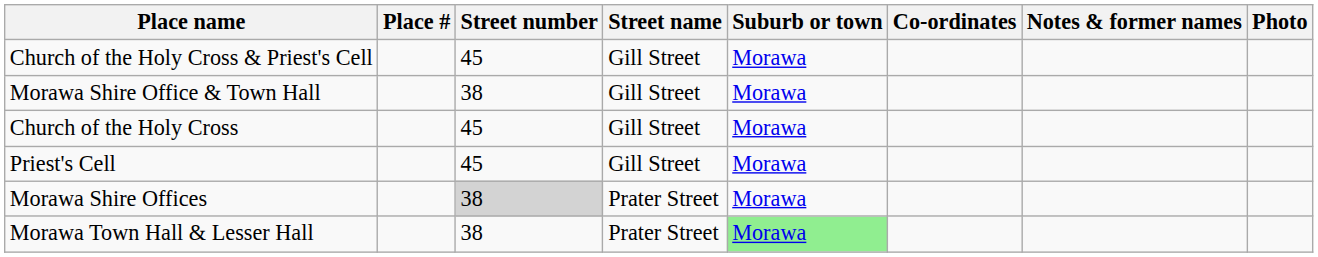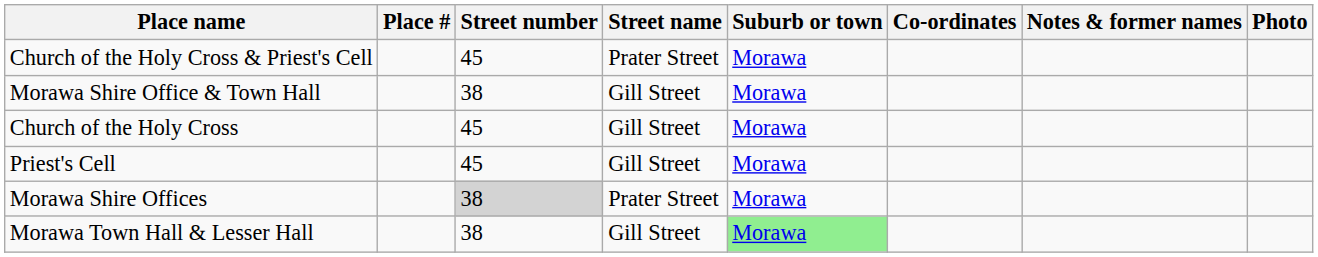(654, 57) Gill Street -> (663, 57) Prater Street
(663, 233) Prater Street -> (654, 233) Gill Street
